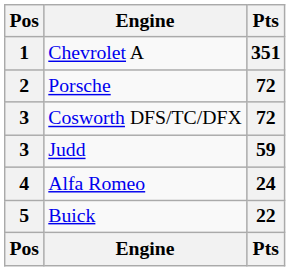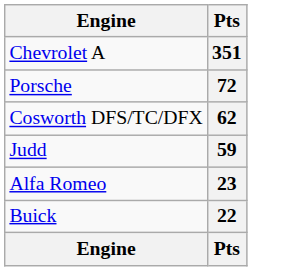- column: (24, 20)
(266, 117) 72 -> (227, 117) 62
(266, 183) 24 -> (227, 183) 23
